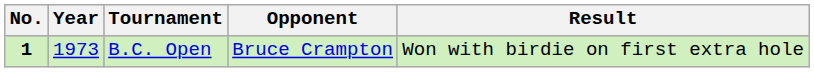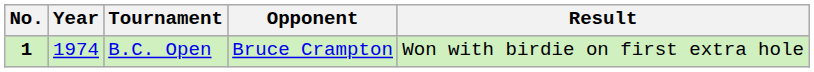(76, 51) 1973 -> (76, 51) 1974
